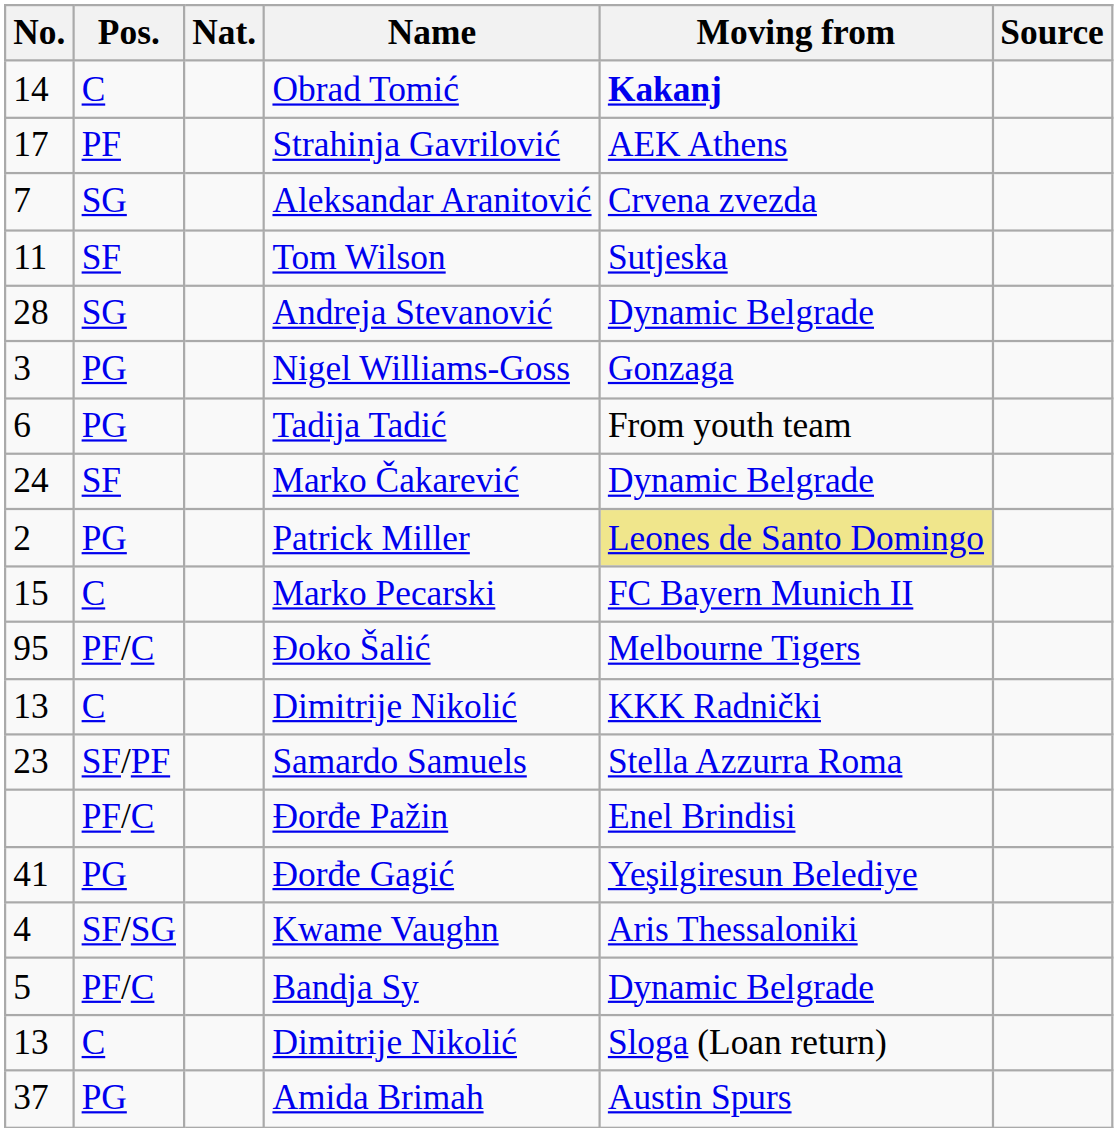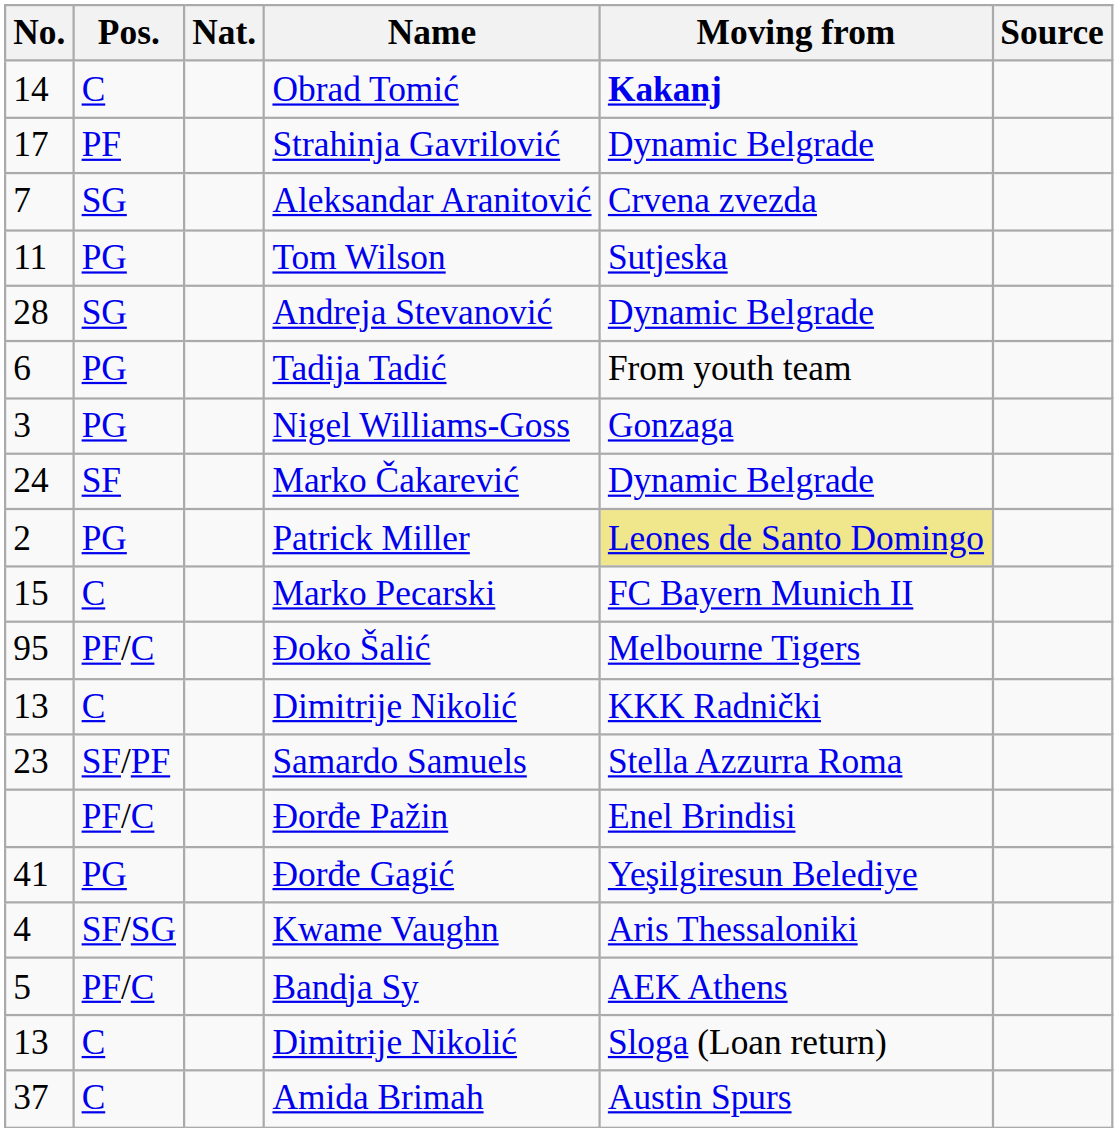(698, 144) AEK Athens -> (741, 144) Dynamic Belgrade
(101, 256) SF -> (104, 256) PG
rows swapped: (22, 369) <-> (22, 425)
(741, 985) Dynamic Belgrade -> (698, 985) AEK Athens
(104, 1098) PG -> (93, 1098) C
